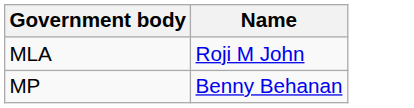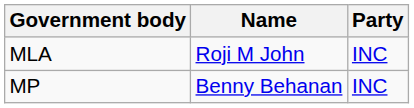+ column: (378, 20)
